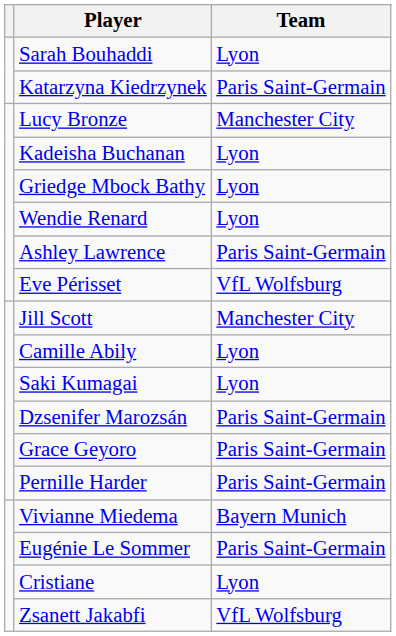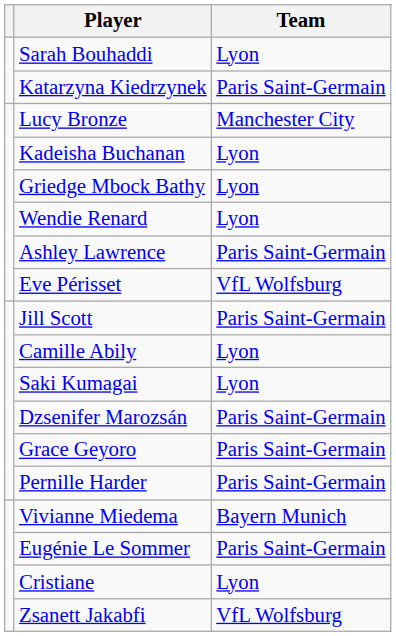(285, 317) Manchester City -> (301, 317) Paris Saint-Germain
